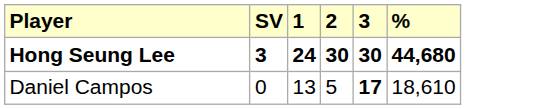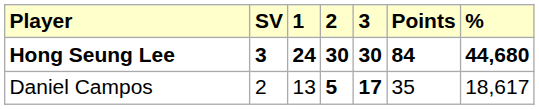+ column: (424, 21)
(261, 87) 0 -> (261, 87) 2
(331, 87) normal -> (331, 87) bold
(424, 87) 18,610 -> (497, 87) 18,617
